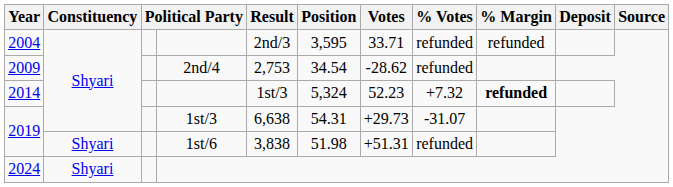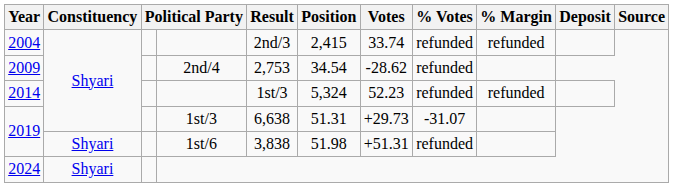(329, 42) 3,595 -> (329, 42) 2,415
(386, 42) 33.71 -> (386, 42) 33.74
(445, 93) +7.32 -> (445, 93) refunded
(516, 93) bold -> (516, 93) normal
(329, 118) 54.31 -> (329, 118) 51.31
